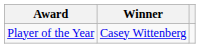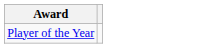- column: (143, 14)
